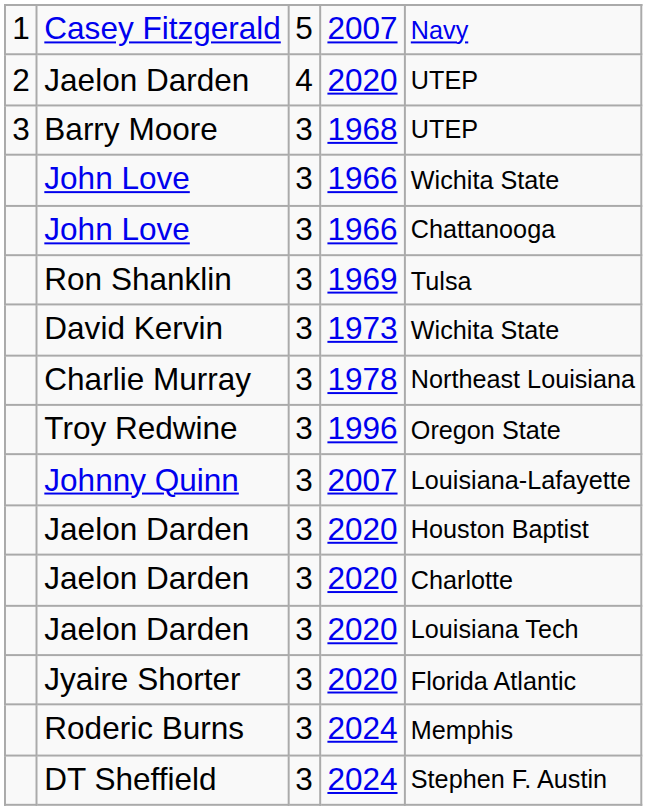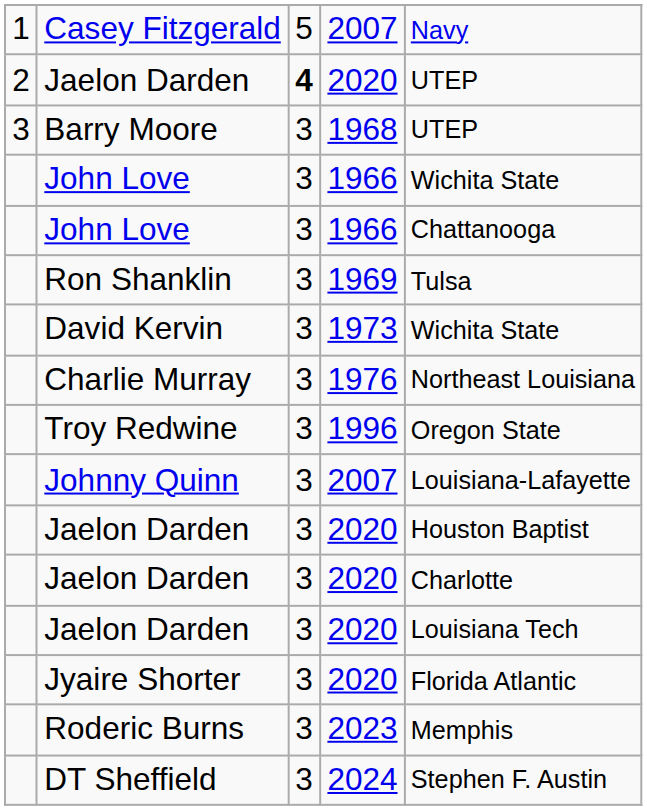(304, 79) normal -> (304, 79) bold
(362, 379) 1978 -> (362, 379) 1976
(362, 729) 2024 -> (362, 729) 2023
